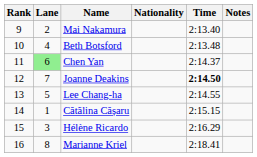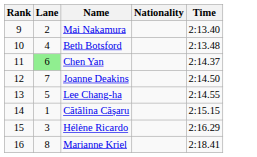- column: (238, 12)
(205, 78) bold -> (204, 78) normal
